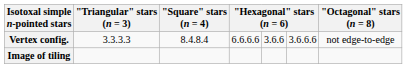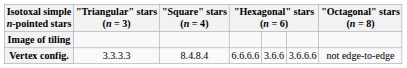rows swapped: (39, 55) <-> (39, 39)
